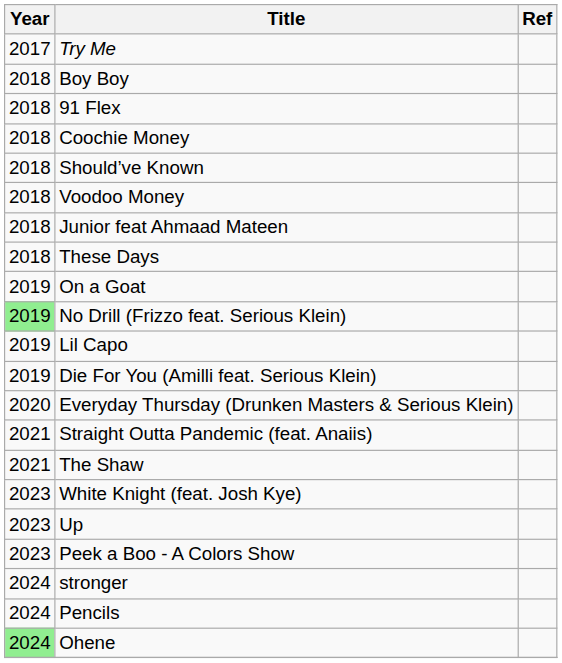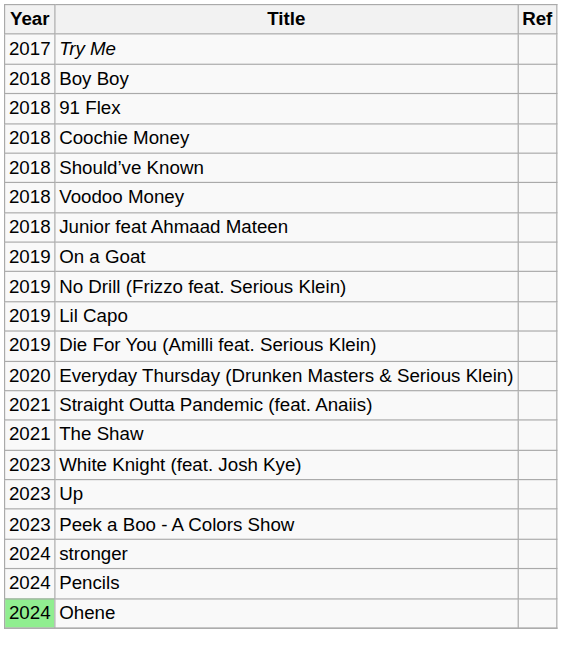- row: (109, 256)
(30, 316) lightgreen background -> (30, 286) no background
